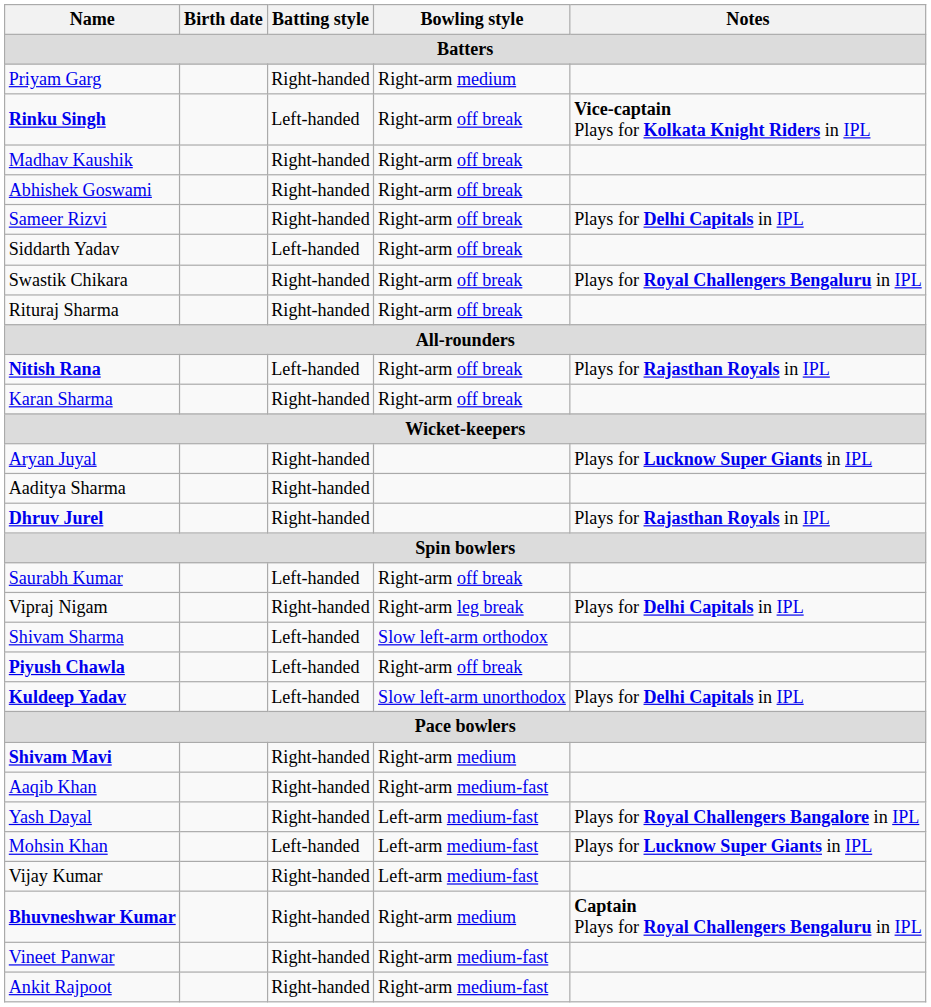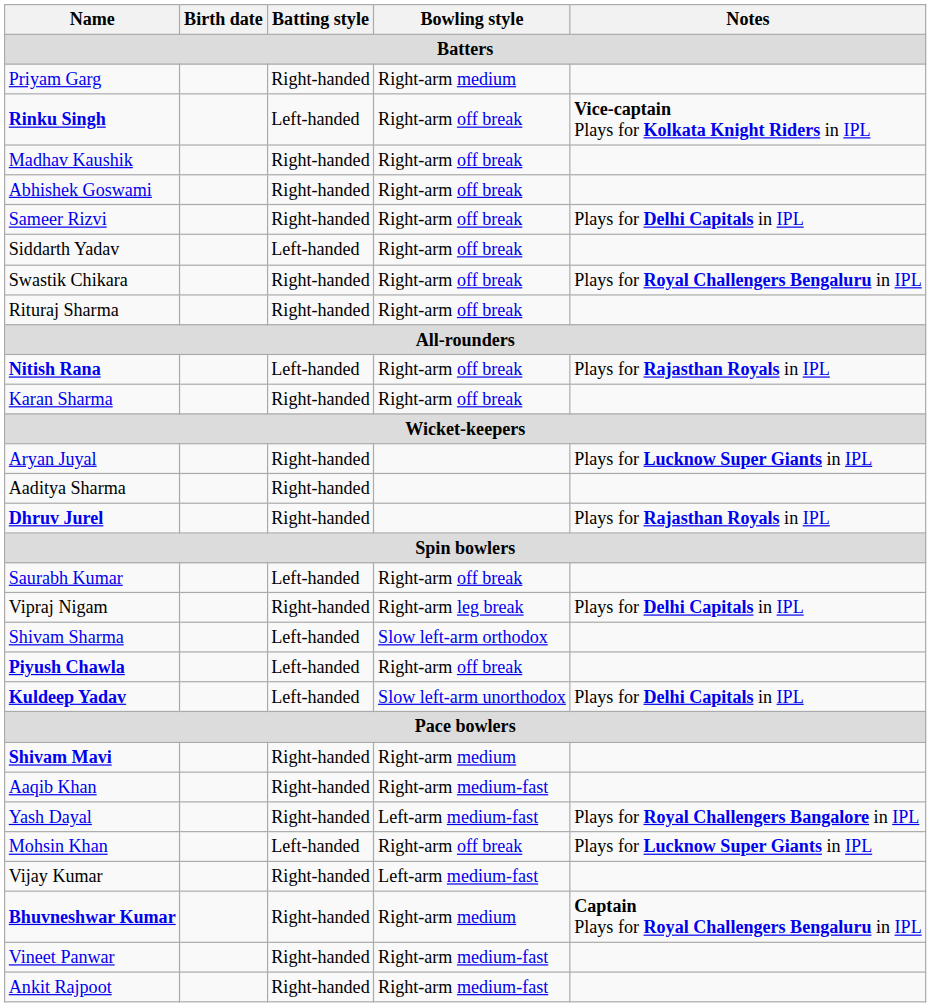(458, 846) Left-arm medium-fast -> (450, 846) Right-arm off break
